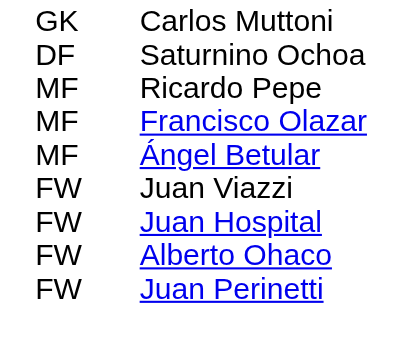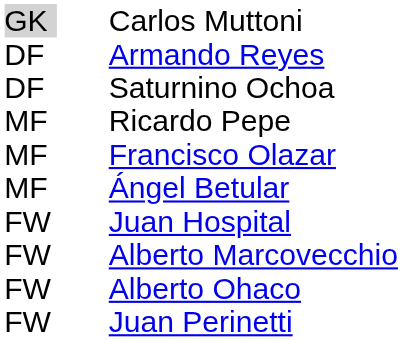(57, 21) no background -> (26, 21) lightgrey background
+ row: (217, 54)
- row: (216, 188)
+ row: (253, 255)
